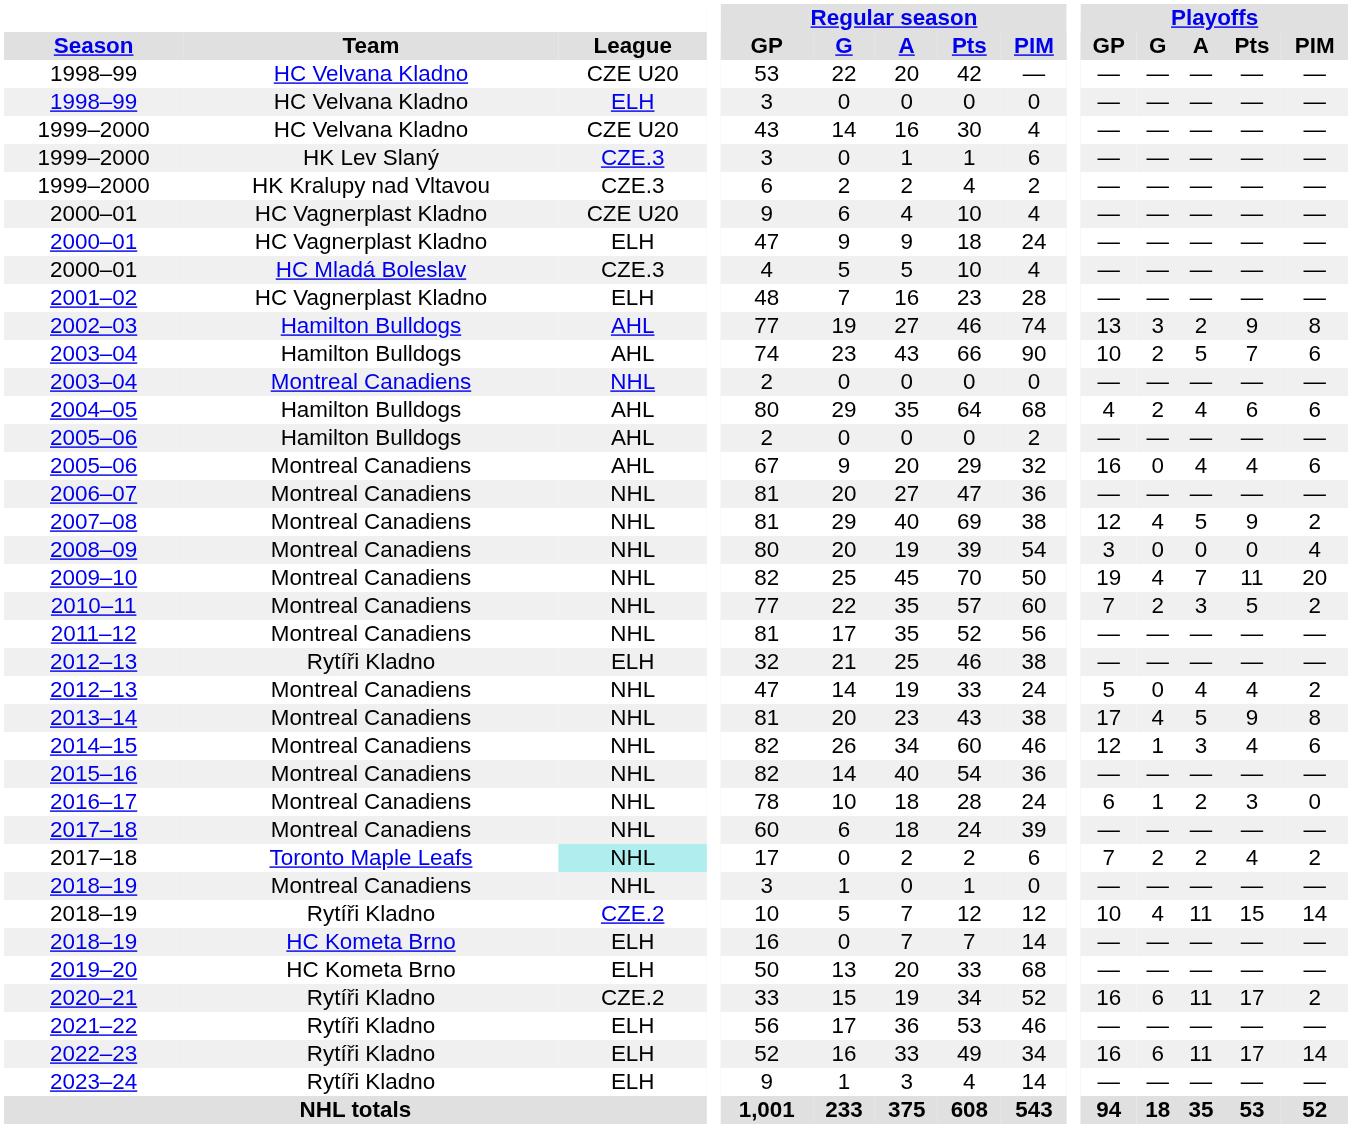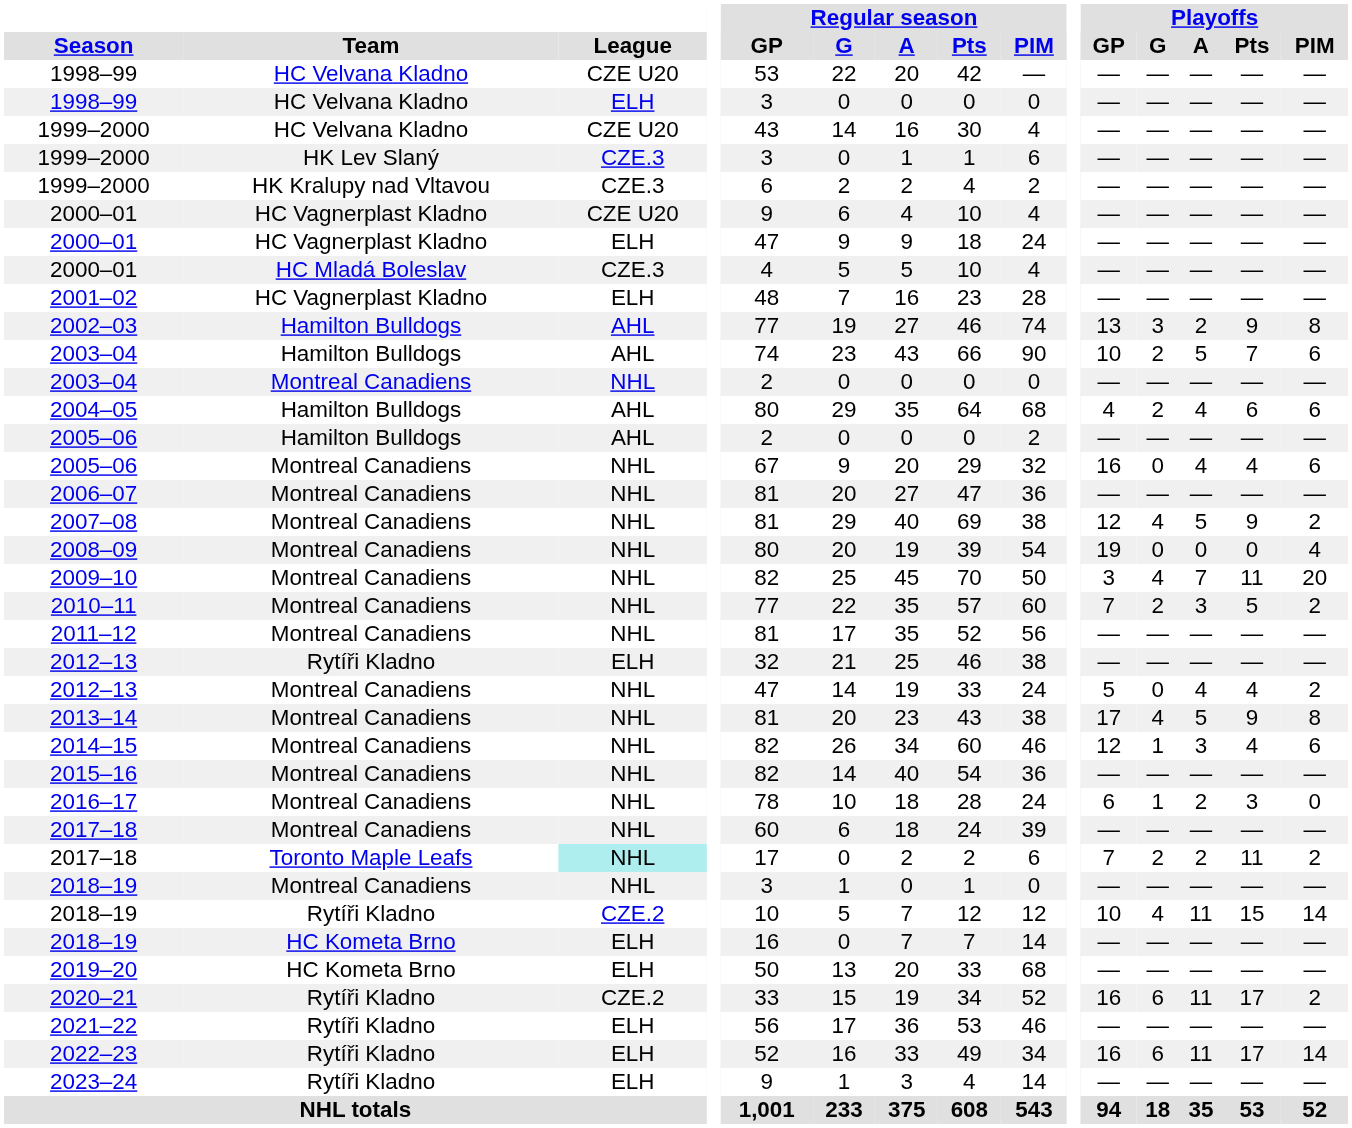(633, 465) AHL -> (633, 465) NHL
(1109, 549) 3 -> (1109, 549) 19
(1109, 577) 19 -> (1109, 577) 3
(1252, 857) 4 -> (1252, 857) 11
